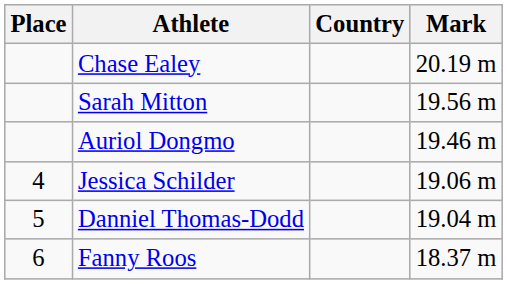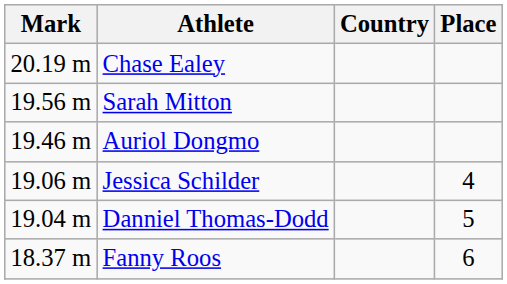columns swapped: (38, 24) <-> (456, 24)
